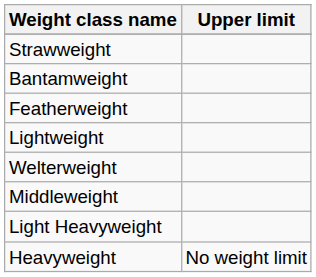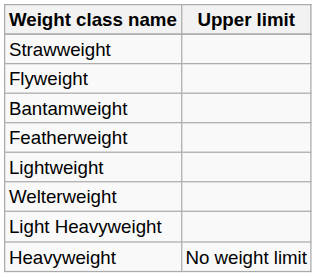+ row: (48, 79)
- row: (63, 197)
